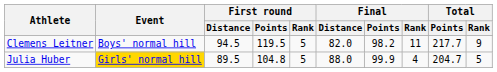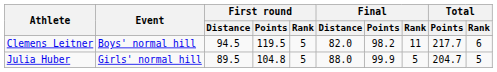(479, 43) 9 -> (479, 43) 6
(150, 60) gold background -> (150, 60) no background
(415, 60) 4 -> (415, 60) 5
